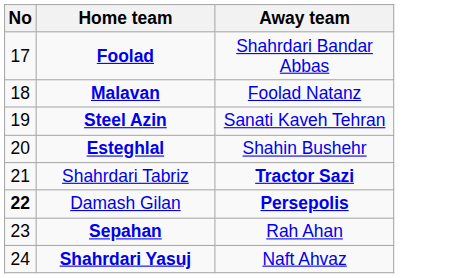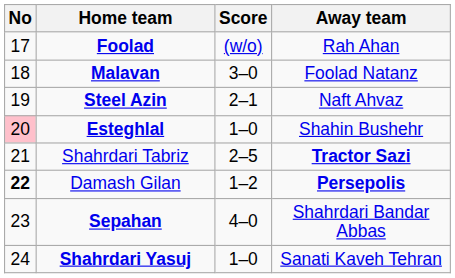+ column: (243, 18)
(305, 55) Shahrdari Bandar Abbas -> (361, 45) Rah Ahan
(305, 120) Sanati Kaveh Tehran -> (361, 101) Naft Ahvaz
(20, 148) no background -> (20, 128) pink background
(305, 231) Rah Ahan -> (361, 221) Shahrdari Bandar Abbas
(305, 259) Naft Ahvaz -> (361, 259) Sanati Kaveh Tehran
